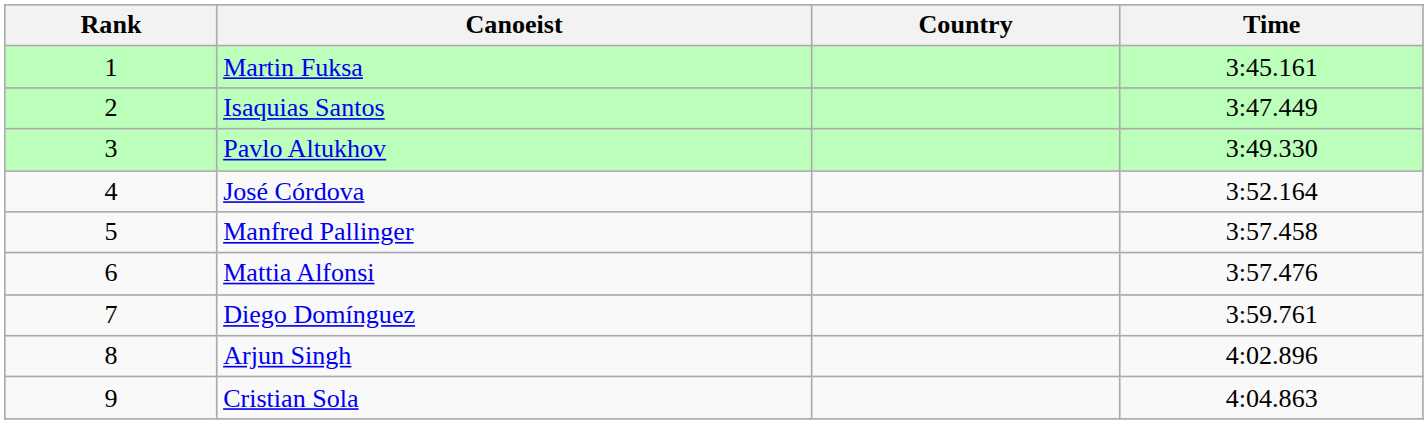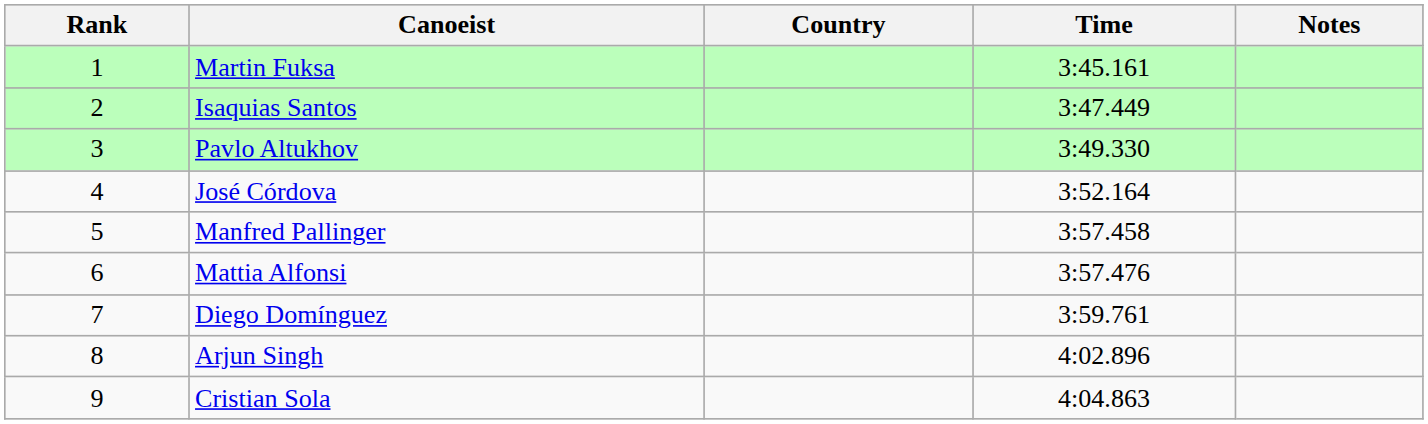+ column: (1329, 25)
